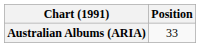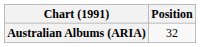(172, 33) 33 -> (172, 33) 32
